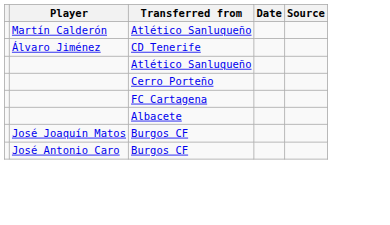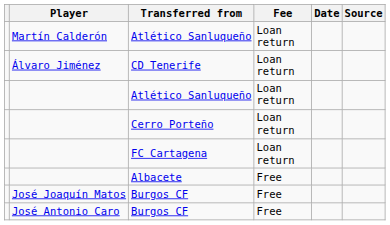+ column: (283, 13)
